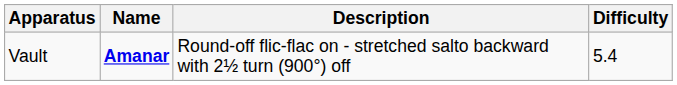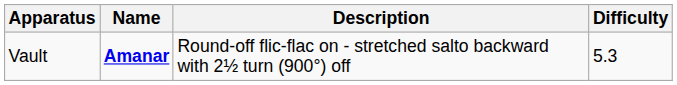(605, 56) 5.4 -> (605, 56) 5.3
